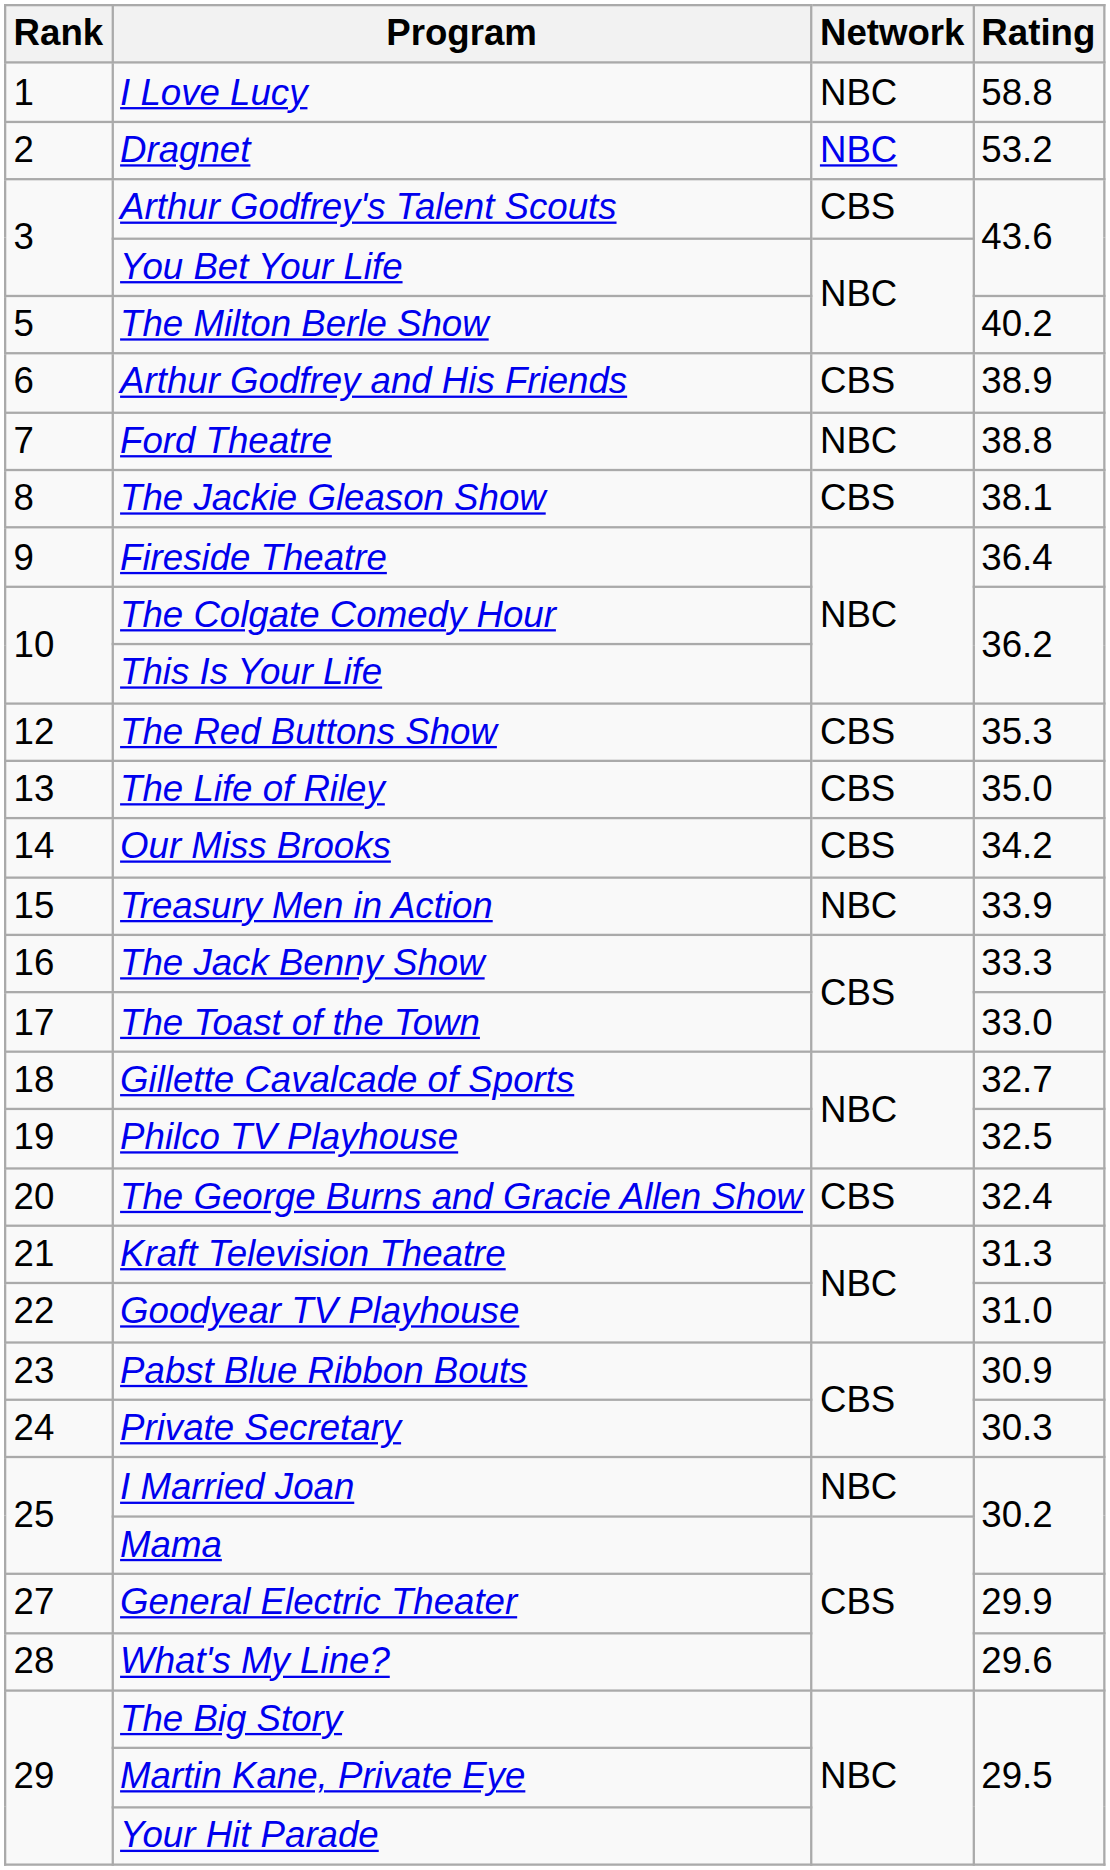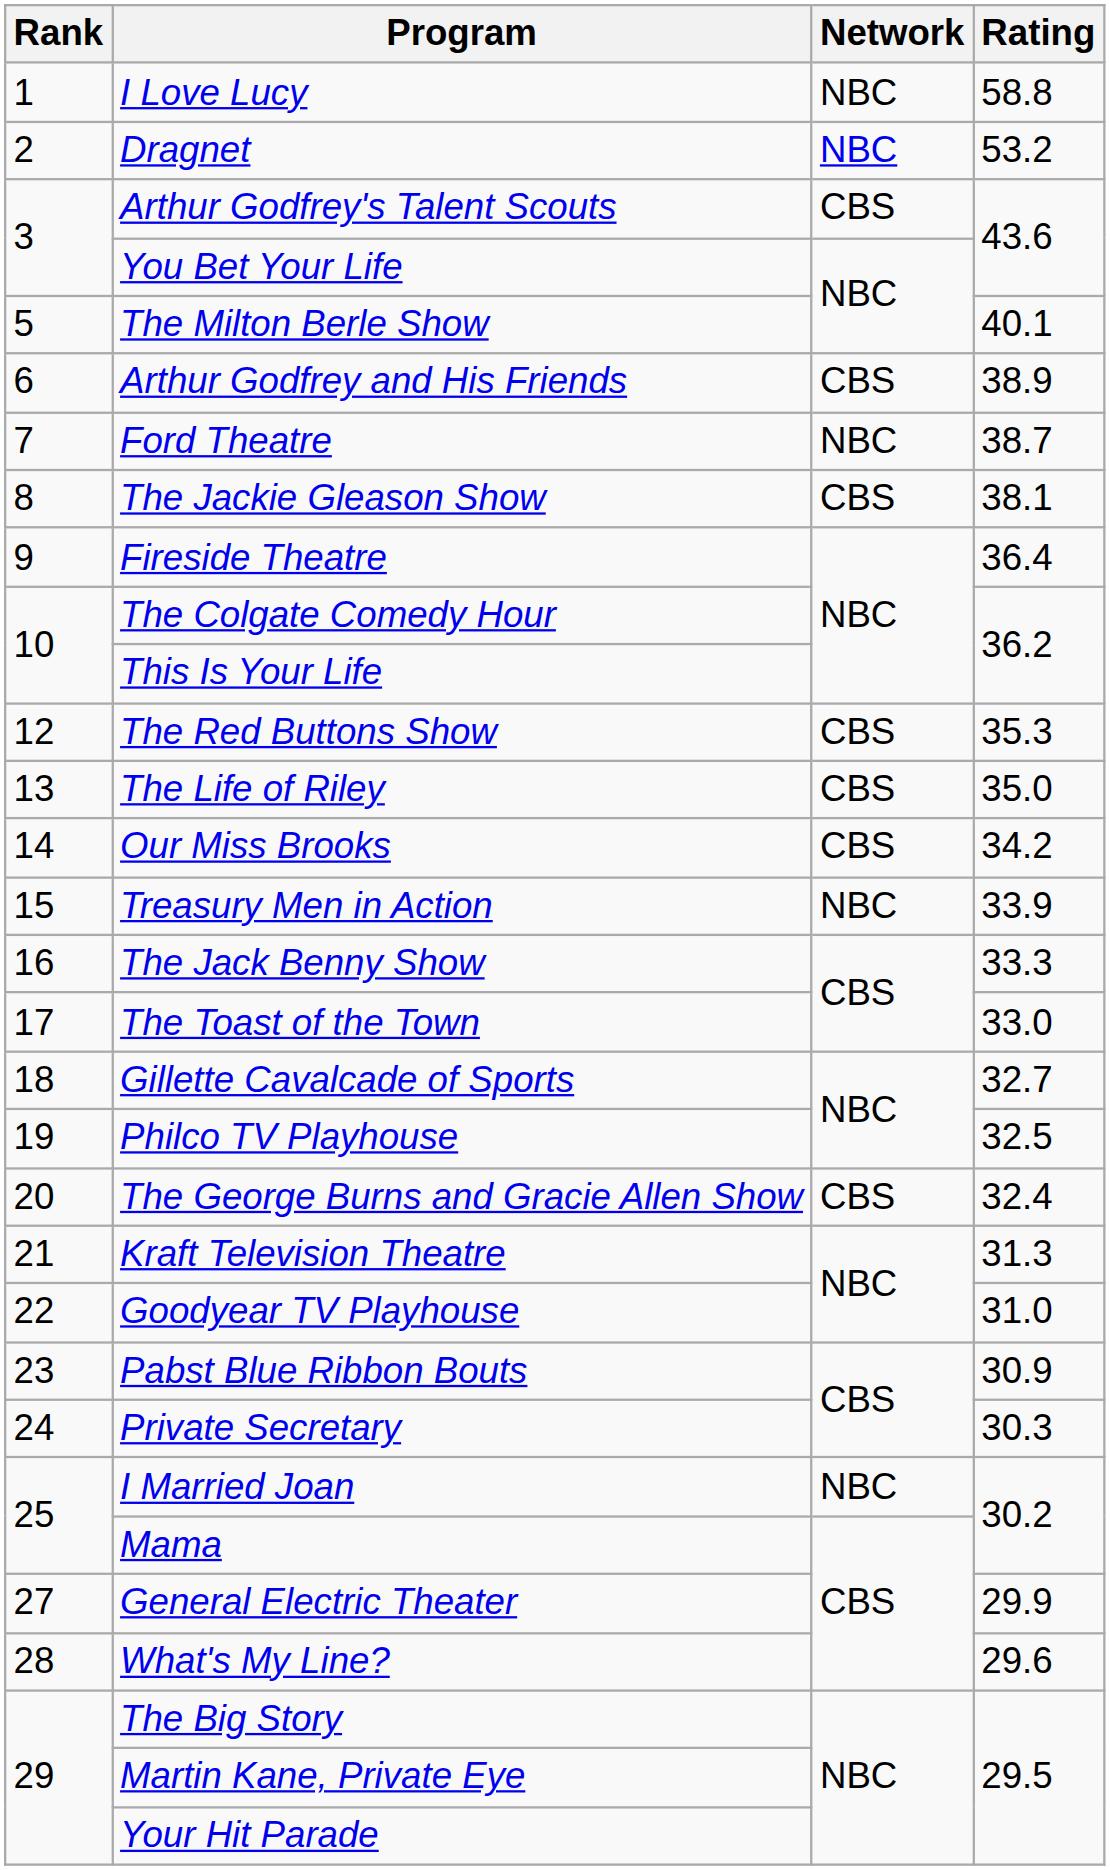(1017, 324) 40.2 -> (1017, 324) 40.1
(1017, 440) 38.8 -> (1017, 440) 38.7
